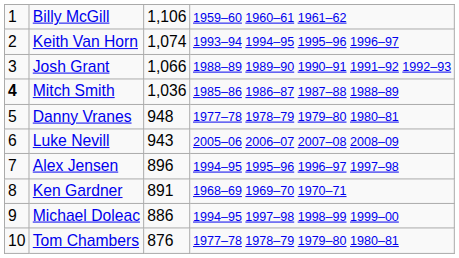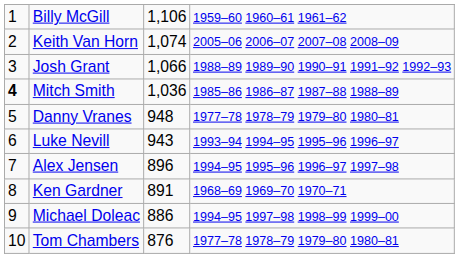(296, 42) 1993–94 1994–95 1995–96 1996–97 -> (296, 42) 2005–06 2006–07 2007–08 2008–09
(296, 141) 2005–06 2006–07 2007–08 2008–09 -> (296, 141) 1993–94 1994–95 1995–96 1996–97
